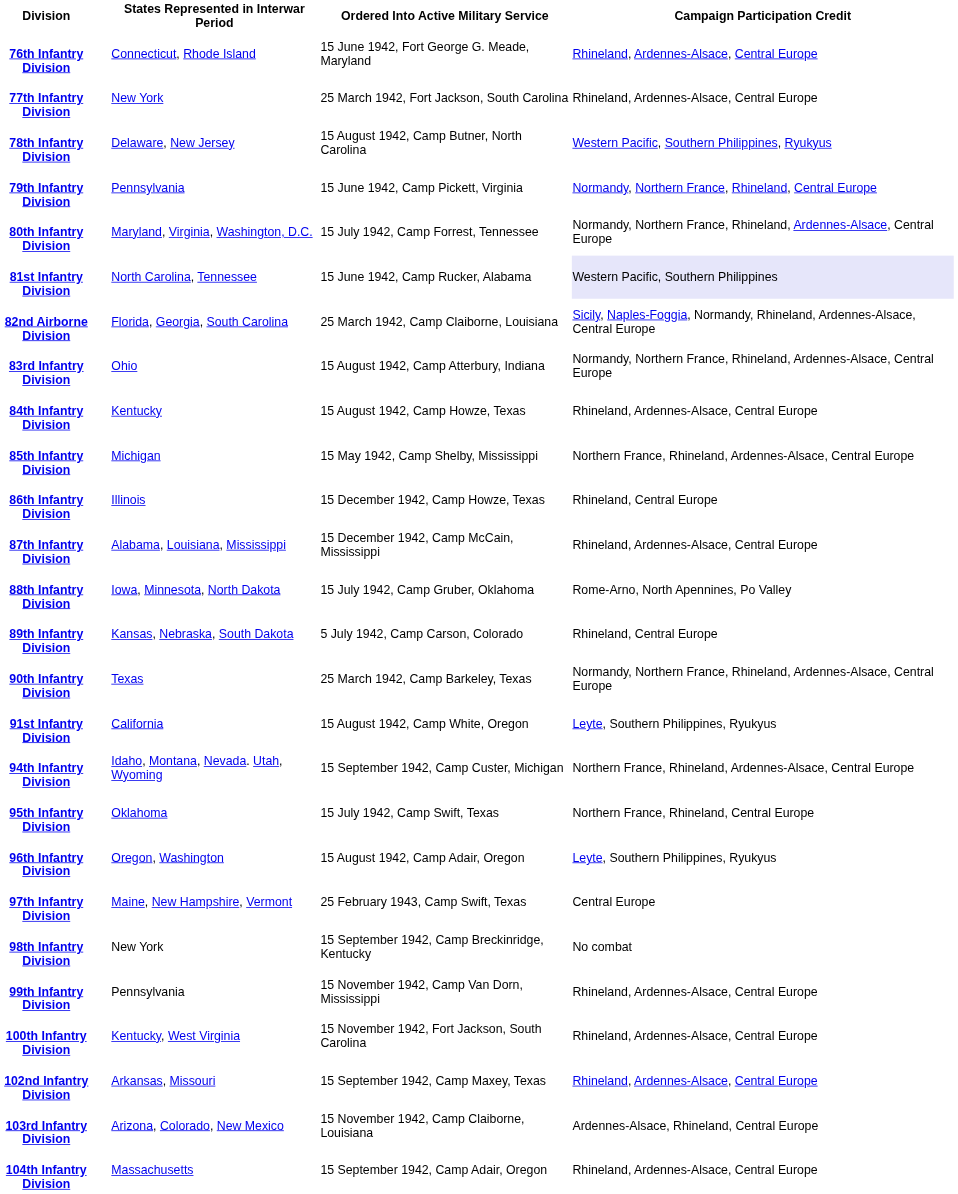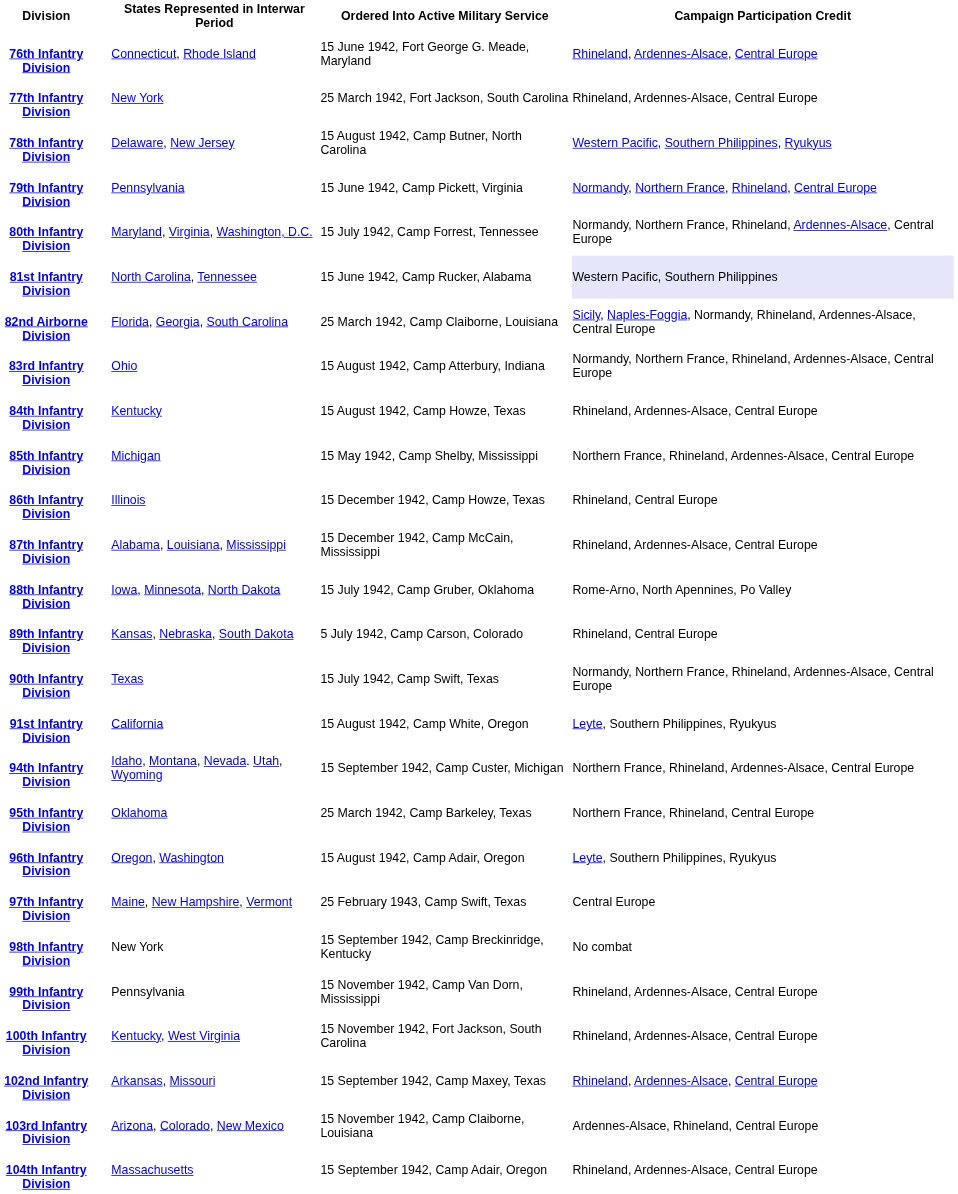(426, 679) 25 March 1942, Camp Barkeley, Texas -> (410, 679) 15 July 1942, Camp Swift, Texas
(410, 813) 15 July 1942, Camp Swift, Texas -> (426, 813) 25 March 1942, Camp Barkeley, Texas
